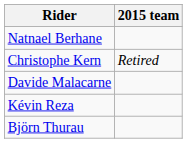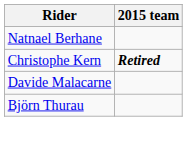(138, 60) normal -> (139, 60) bold
- row: (41, 104)
